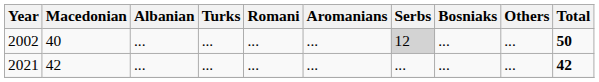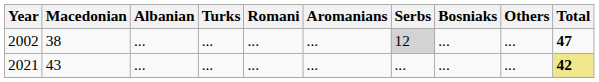(54, 41) 40 -> (54, 41) 38
(564, 41) 50 -> (564, 41) 47
(54, 65) 42 -> (54, 65) 43
(564, 65) no background -> (564, 65) khaki background
